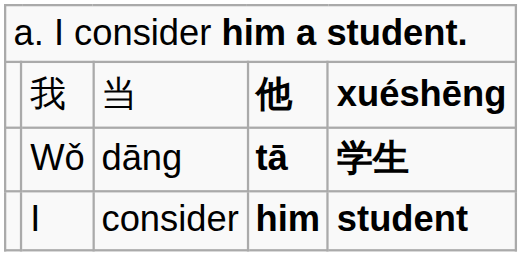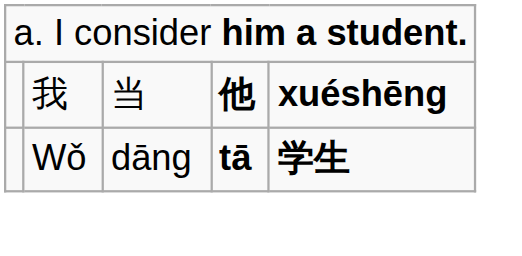- row: (170, 219)
